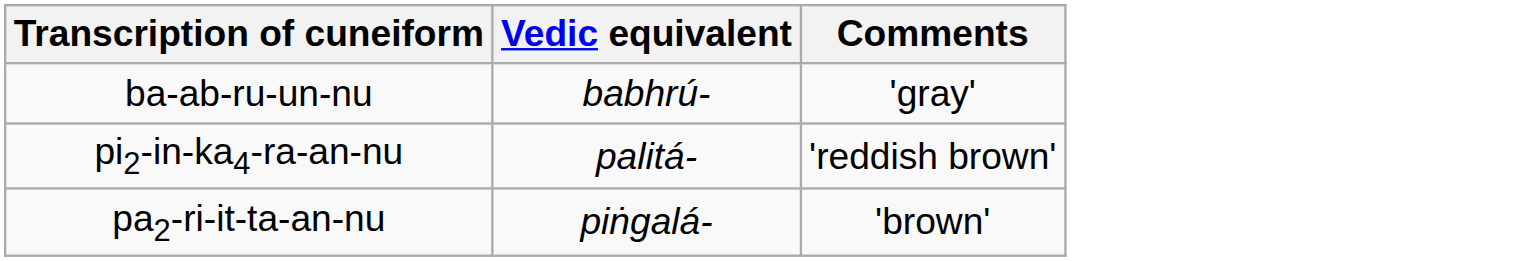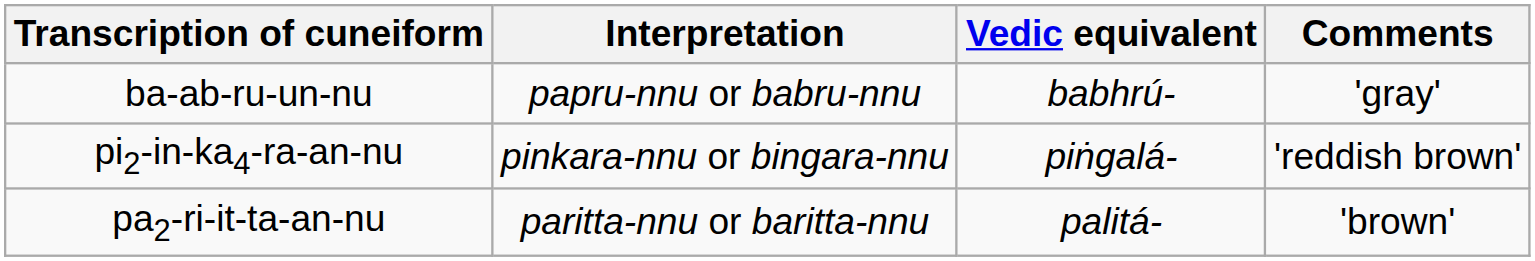+ column: (725, 33)
(647, 155) palitá- -> (1111, 155) piṅgalá-
(646, 221) piṅgalá- -> (1111, 221) palitá-
